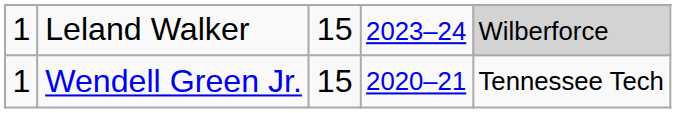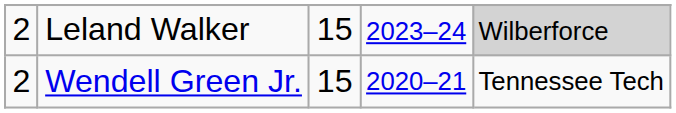(21, 30) 1 -> (21, 30) 2
(21, 81) 1 -> (21, 81) 2
